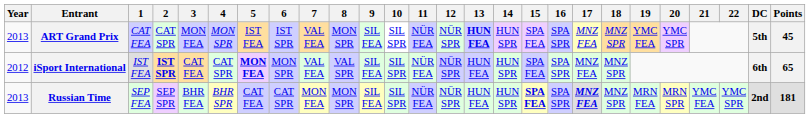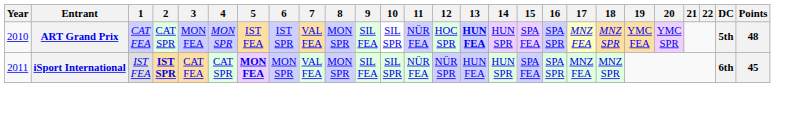(18, 37) 2013 -> (18, 37) 2010
(451, 37) NÜR SPR -> (446, 37) HOC SPR
(788, 37) 45 -> (753, 37) 48
(18, 67) 2012 -> (18, 67) 2011
(344, 67) VAL SPR -> (340, 67) MON SPR
(788, 67) 65 -> (753, 67) 45
- row: (80, 97)
